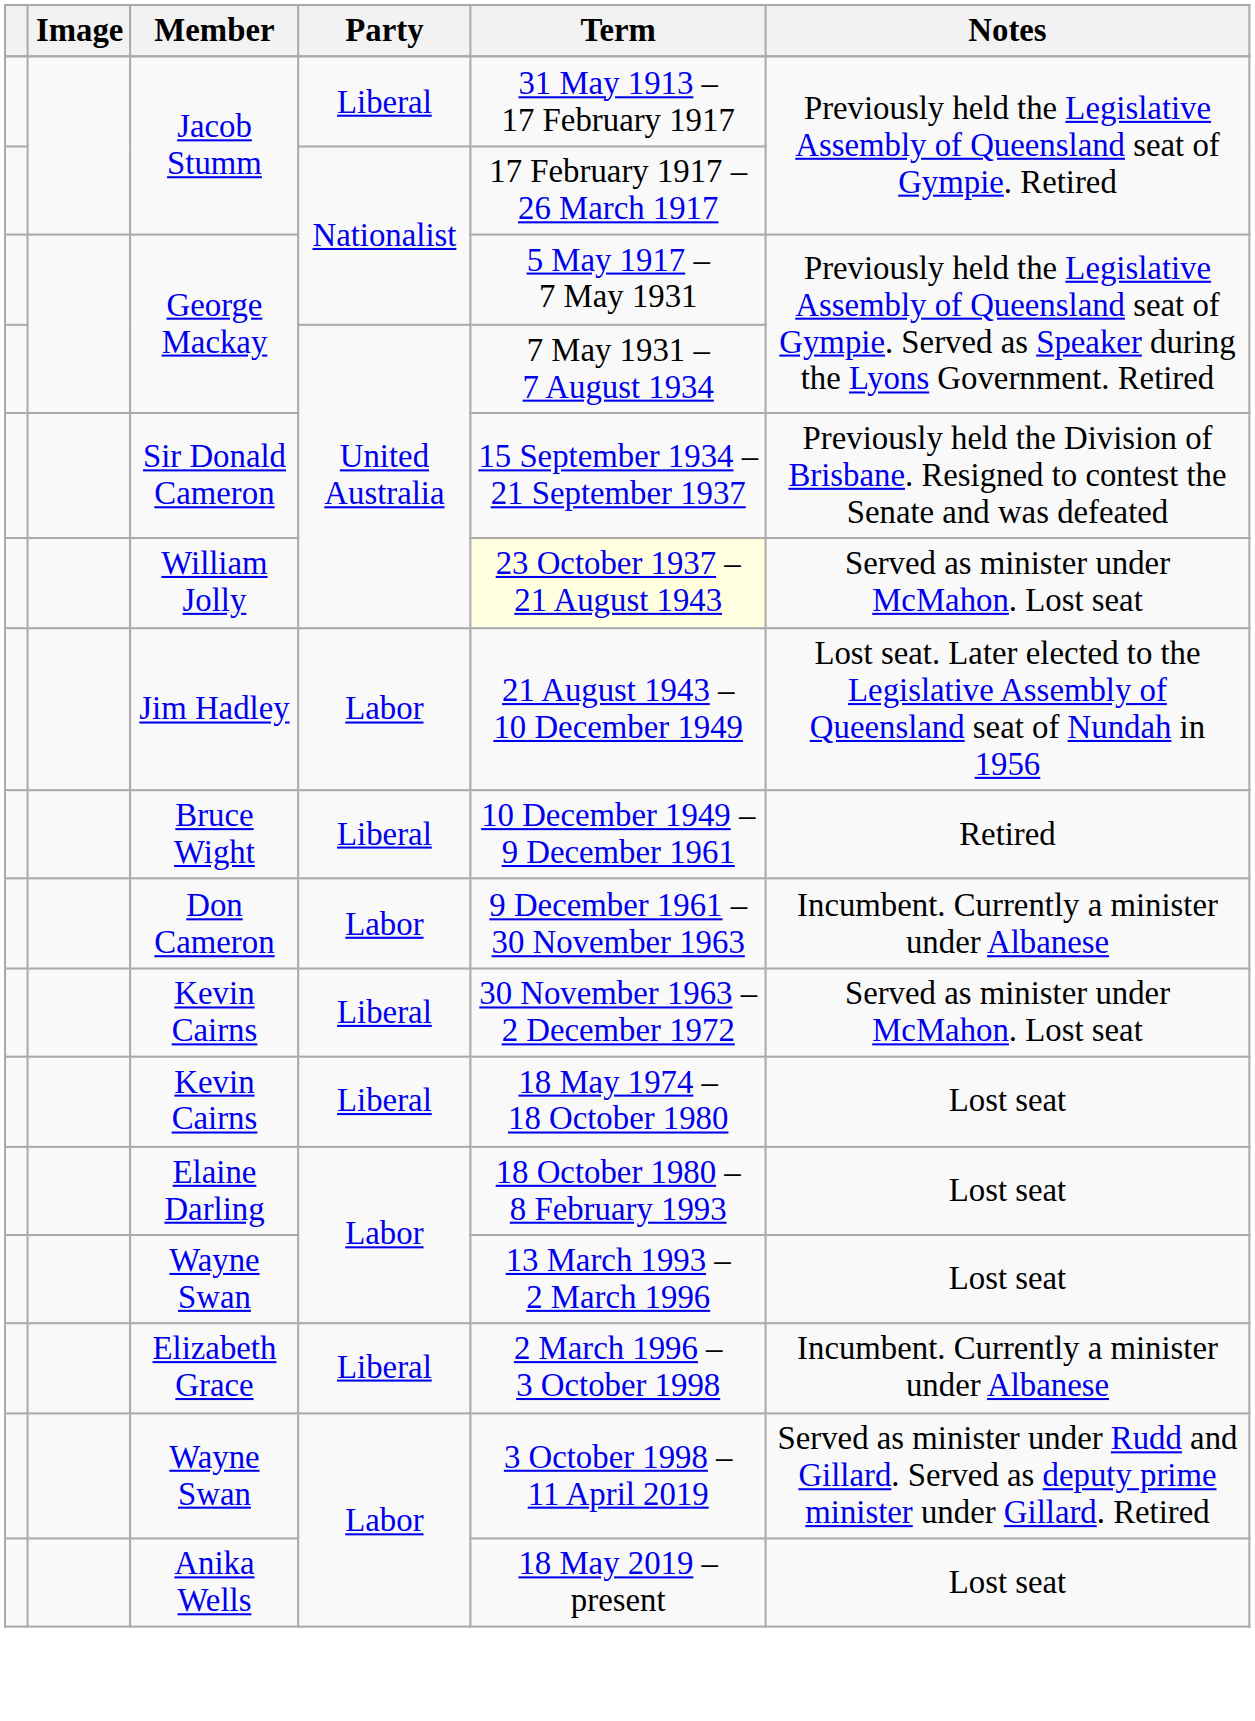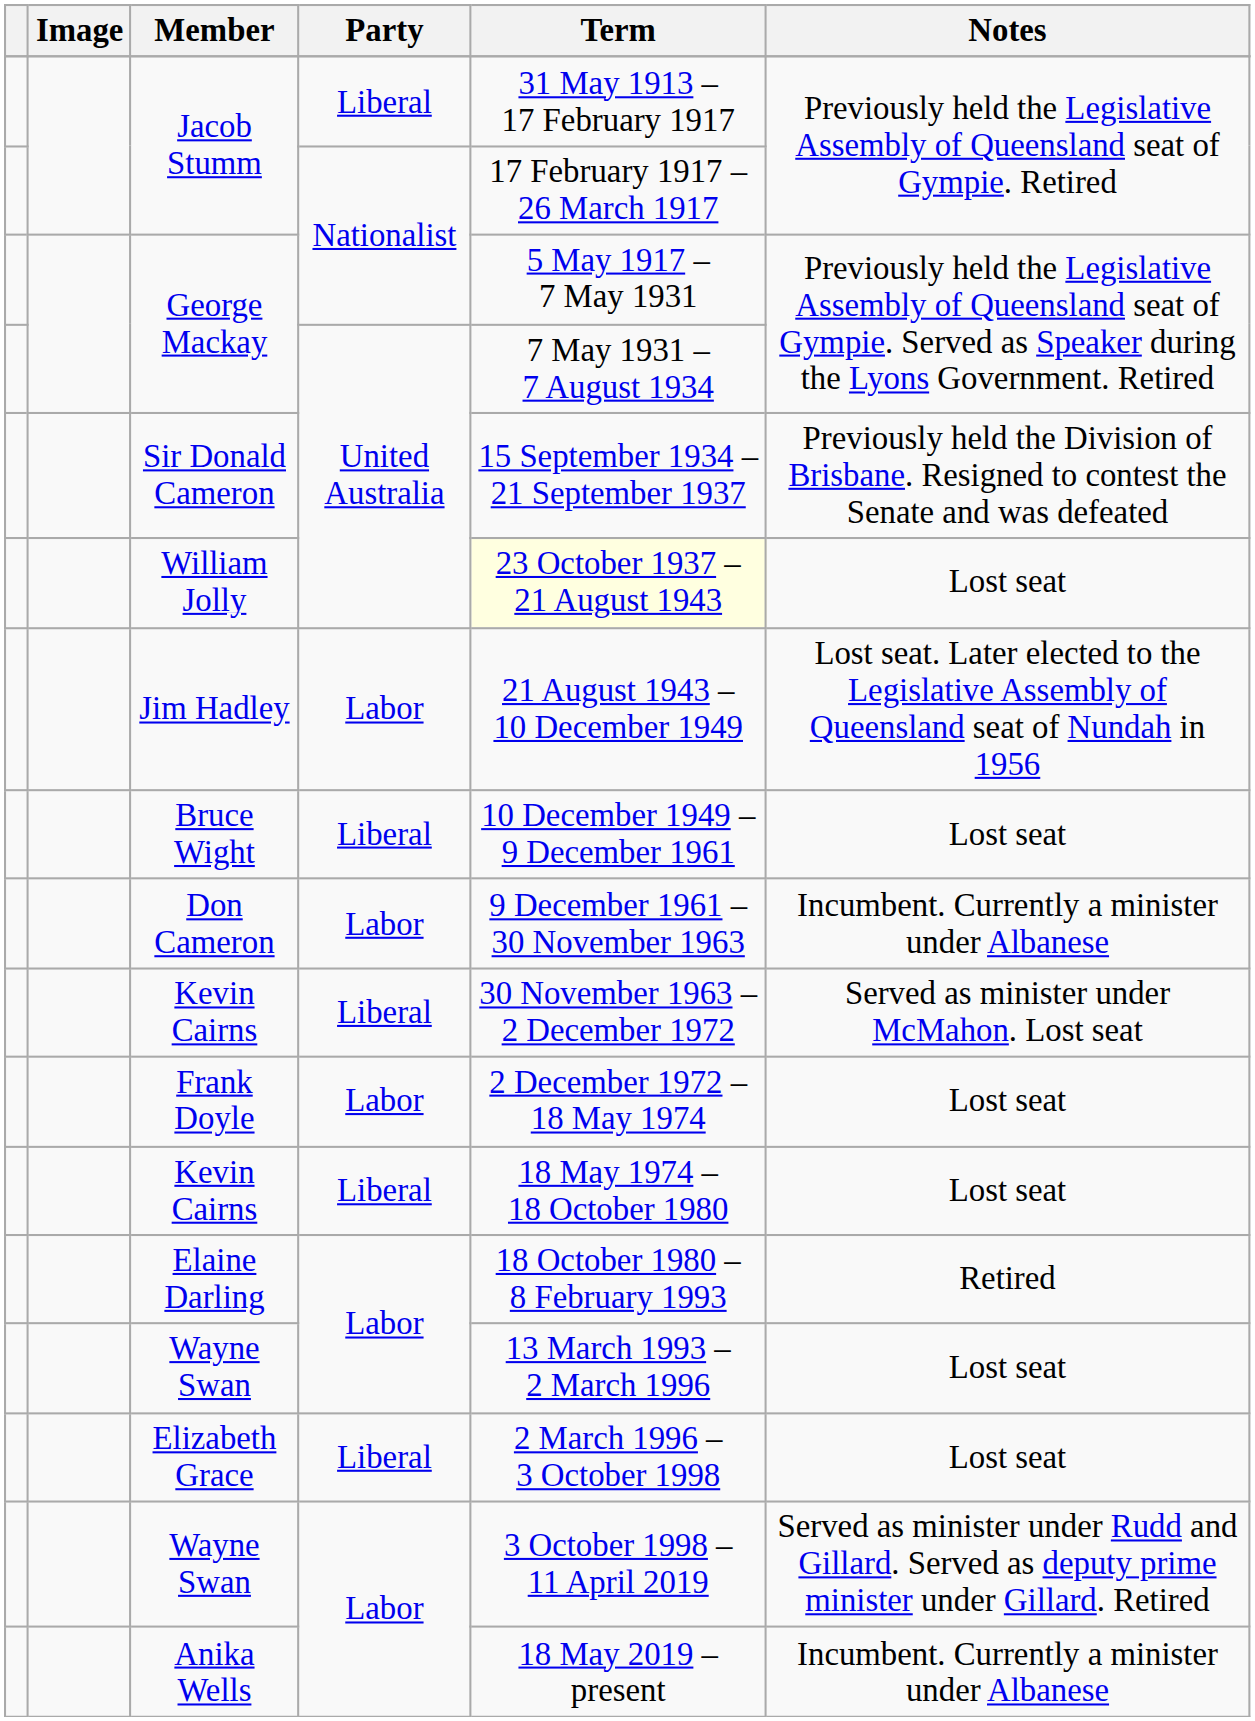(1007, 582) Served as minister under McMahon. Lost seat -> (1007, 582) Lost seat
(1007, 834) Retired -> (1007, 834) Lost seat
+ row: (214, 1100)
(1007, 1189) Lost seat -> (1007, 1278) Retired
(1007, 1367) Incumbent. Currently a minister under Albanese -> (1007, 1456) Lost seat
(1007, 1582) Lost seat -> (1007, 1671) Incumbent. Currently a minister under Albanese
